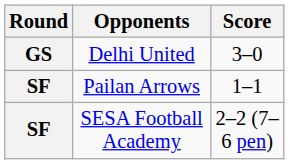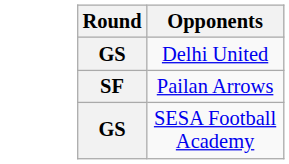- column: (247, 21)
(39, 130) SF -> (112, 130) GS
